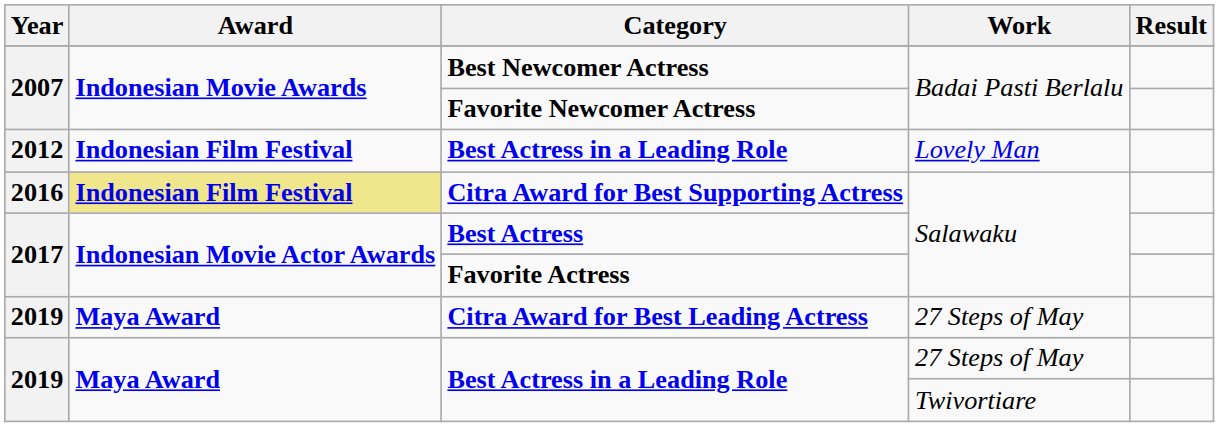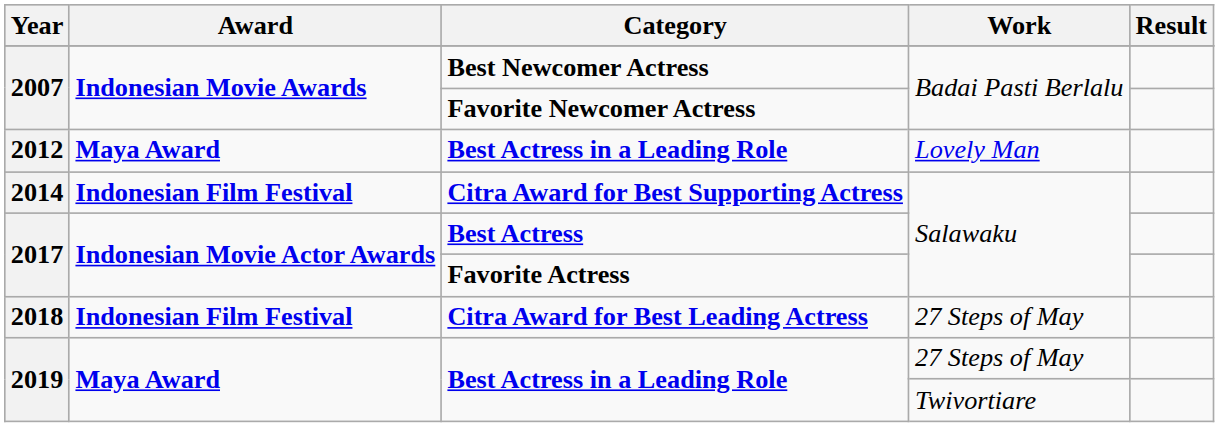(214, 150) Indonesian Film Festival -> (148, 150) Maya Award
(37, 191) 2016 -> (37, 191) 2014
(214, 191) khaki background -> (214, 191) no background
(37, 316) 2019 -> (37, 316) 2018
(148, 316) Maya Award -> (214, 316) Indonesian Film Festival
